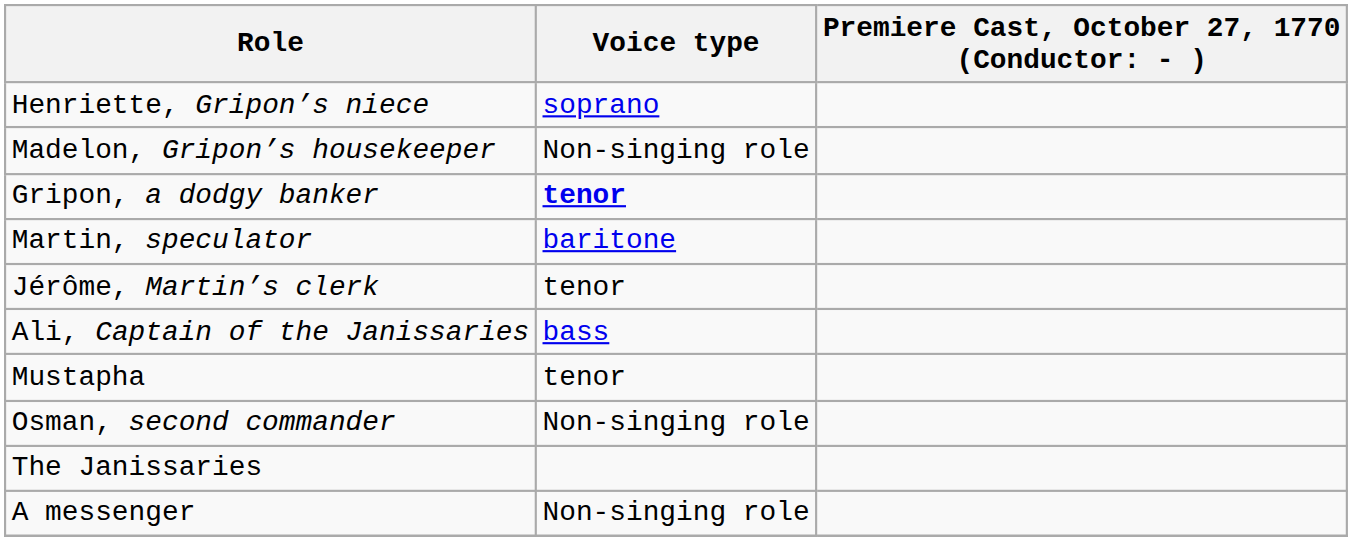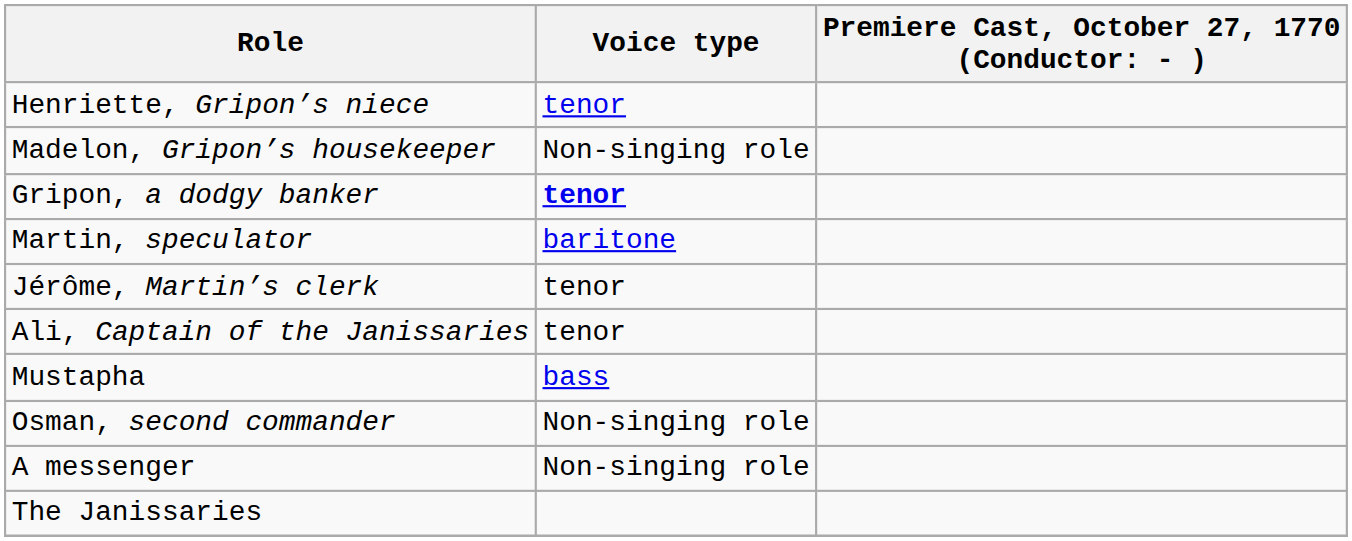(601, 105) soprano -> (584, 105) tenor
(576, 332) bass -> (584, 332) tenor
(584, 377) tenor -> (576, 377) bass
rows swapped: (104, 513) <-> (137, 468)
